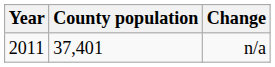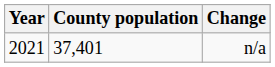(26, 47) 2011 -> (27, 47) 2021
